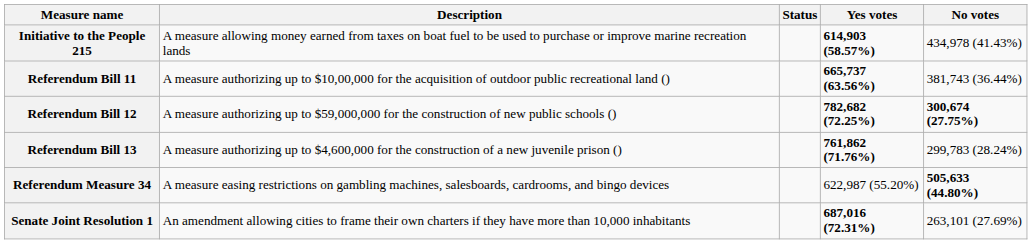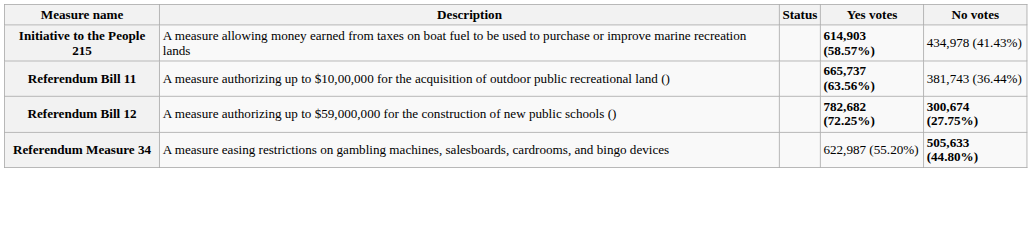- row: (82, 149)
- row: (82, 220)
